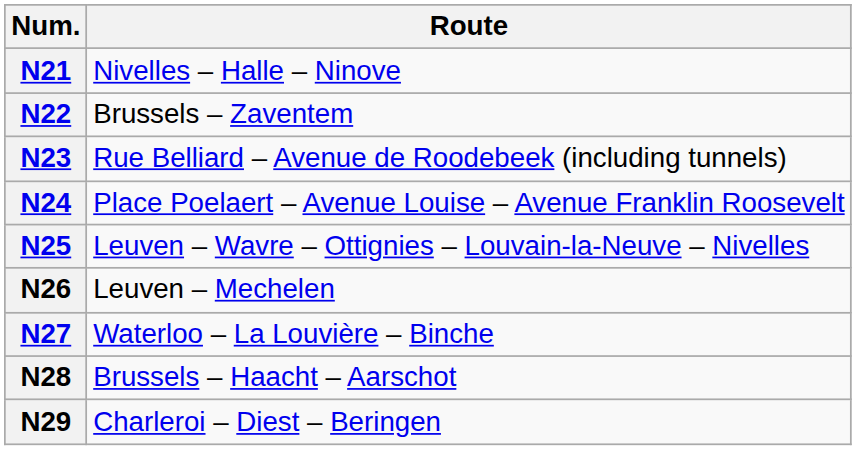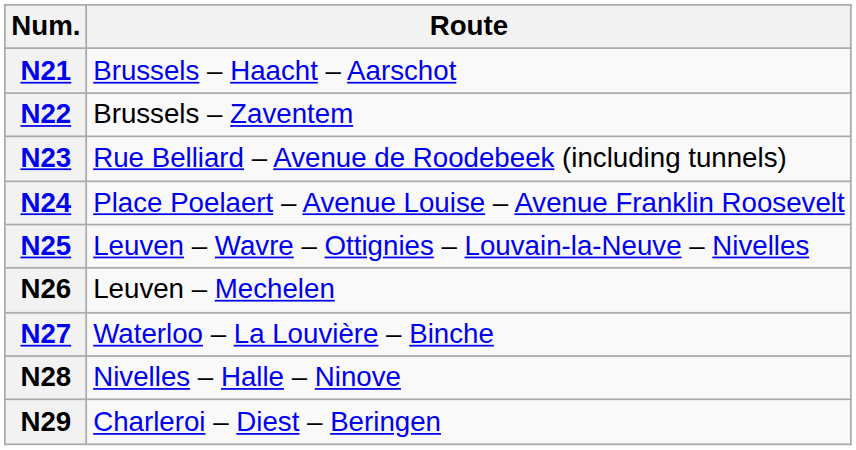(247, 70) Nivelles – Halle – Ninove -> (275, 70) Brussels – Haacht – Aarschot
(275, 377) Brussels – Haacht – Aarschot -> (247, 377) Nivelles – Halle – Ninove
